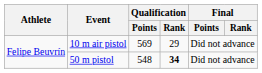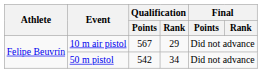(144, 44) 569 -> (144, 44) 567
(144, 60) 548 -> (144, 60) 542
(174, 60) bold -> (174, 60) normal
